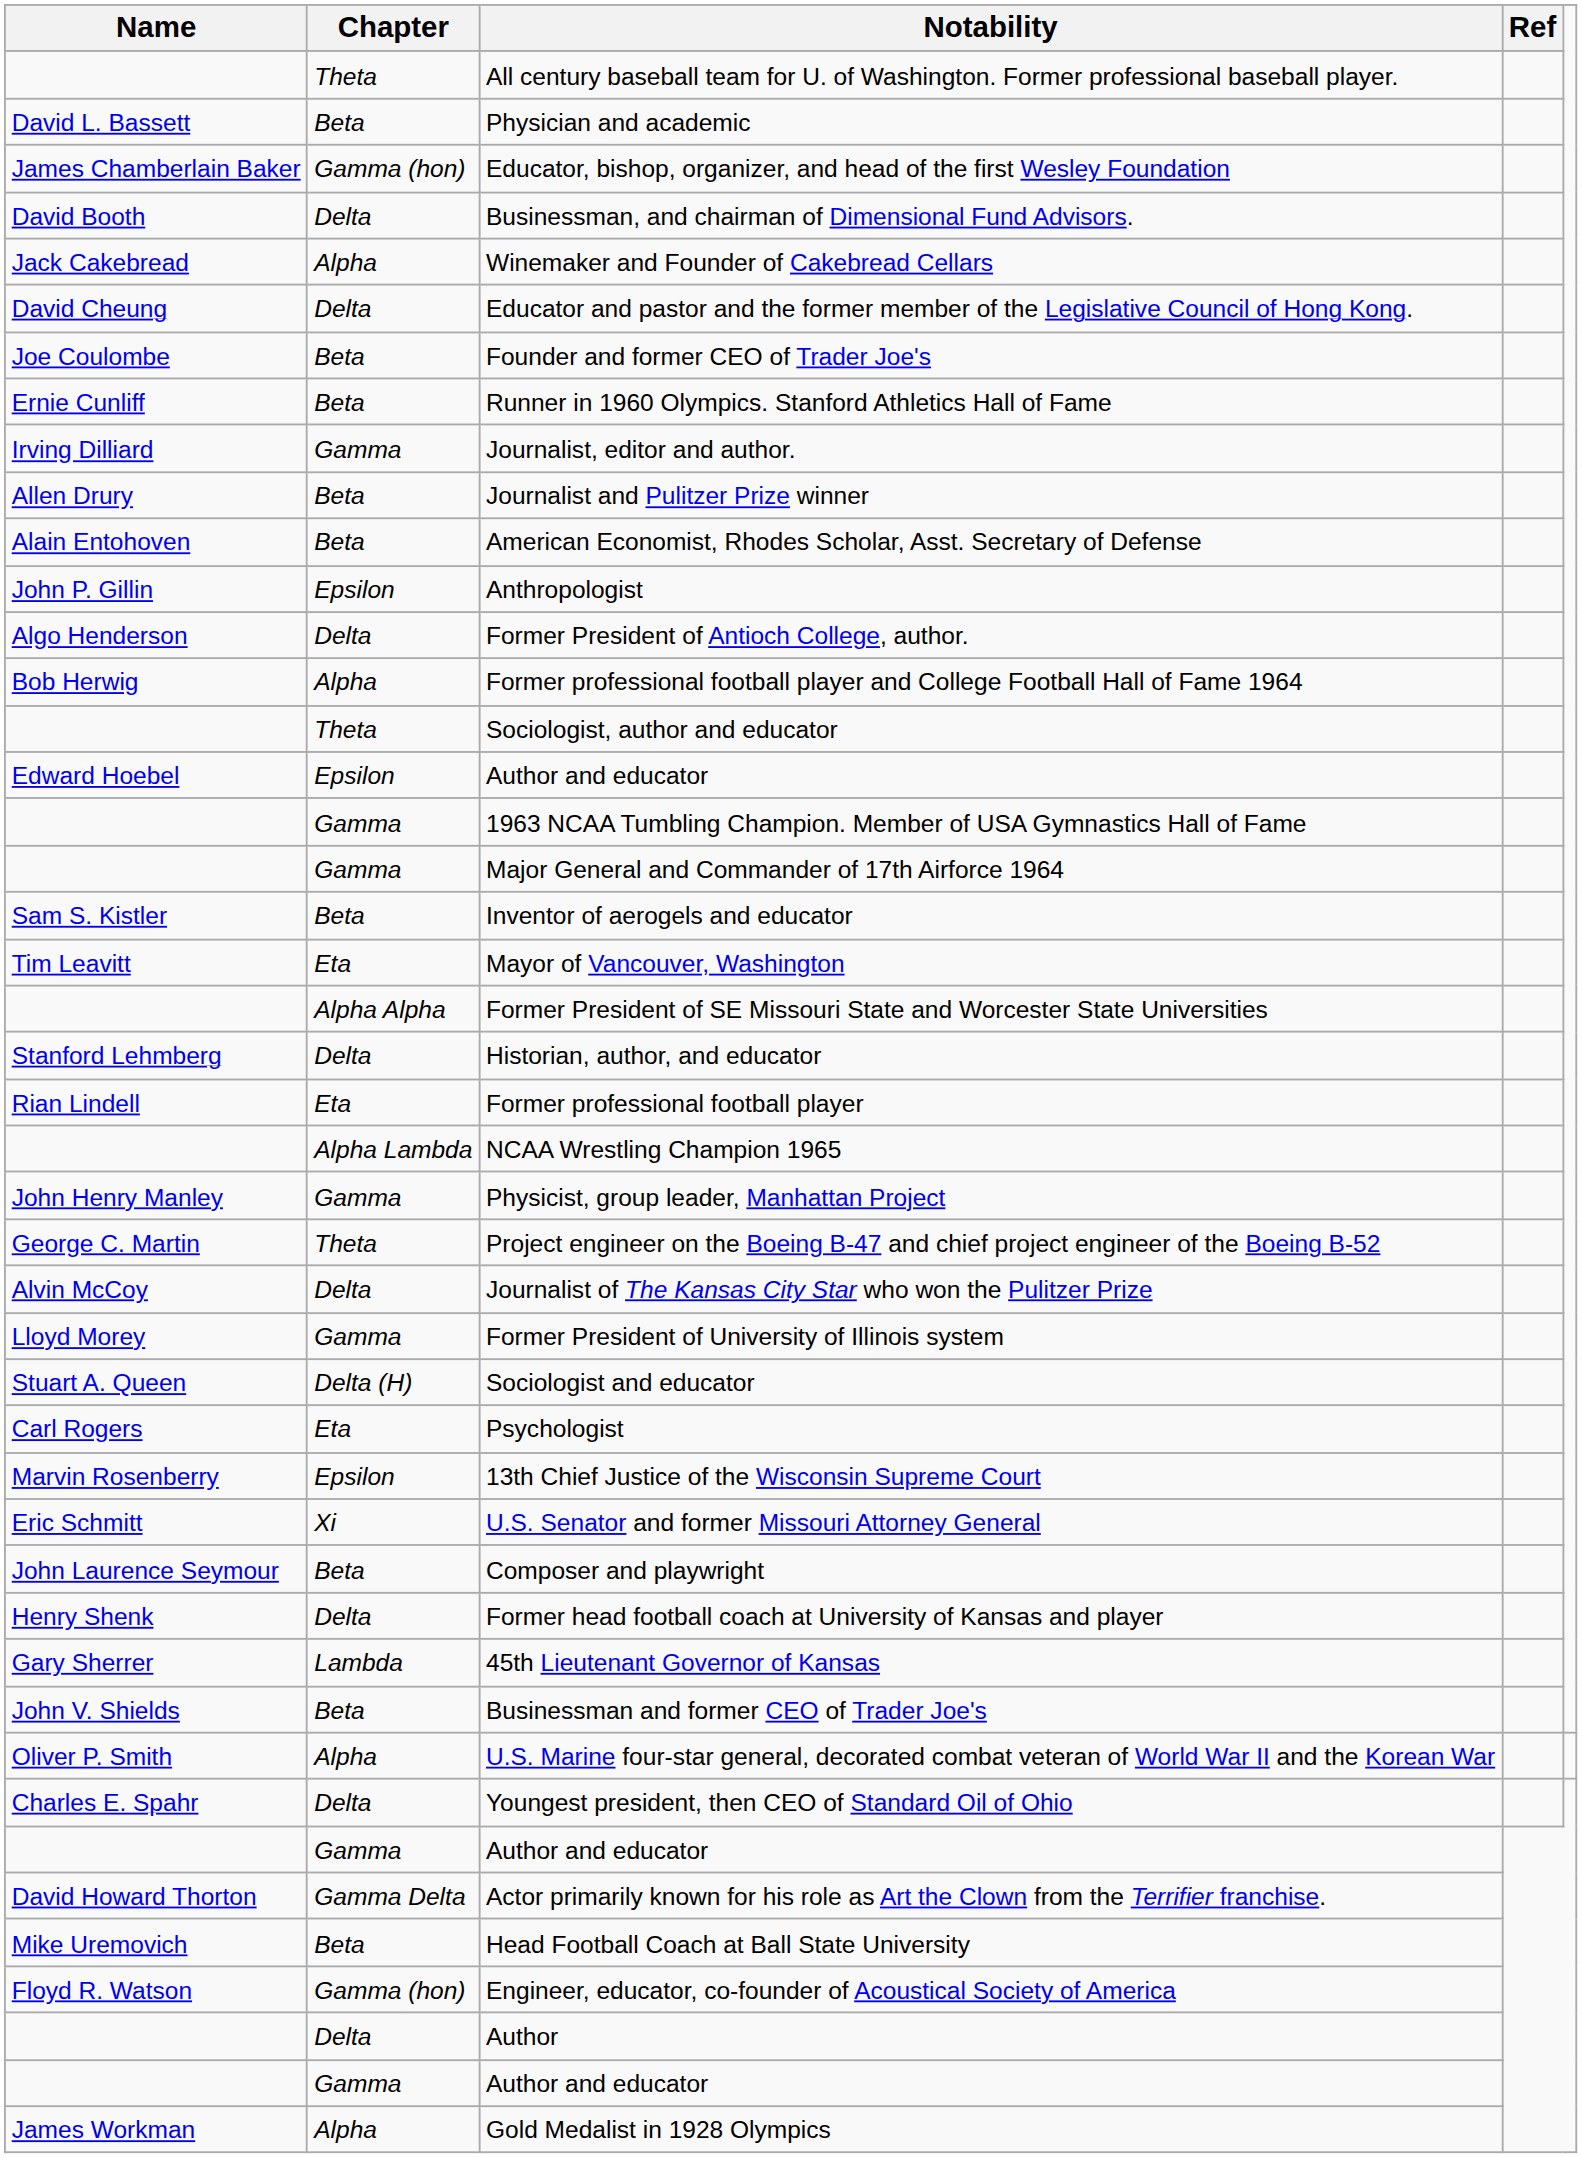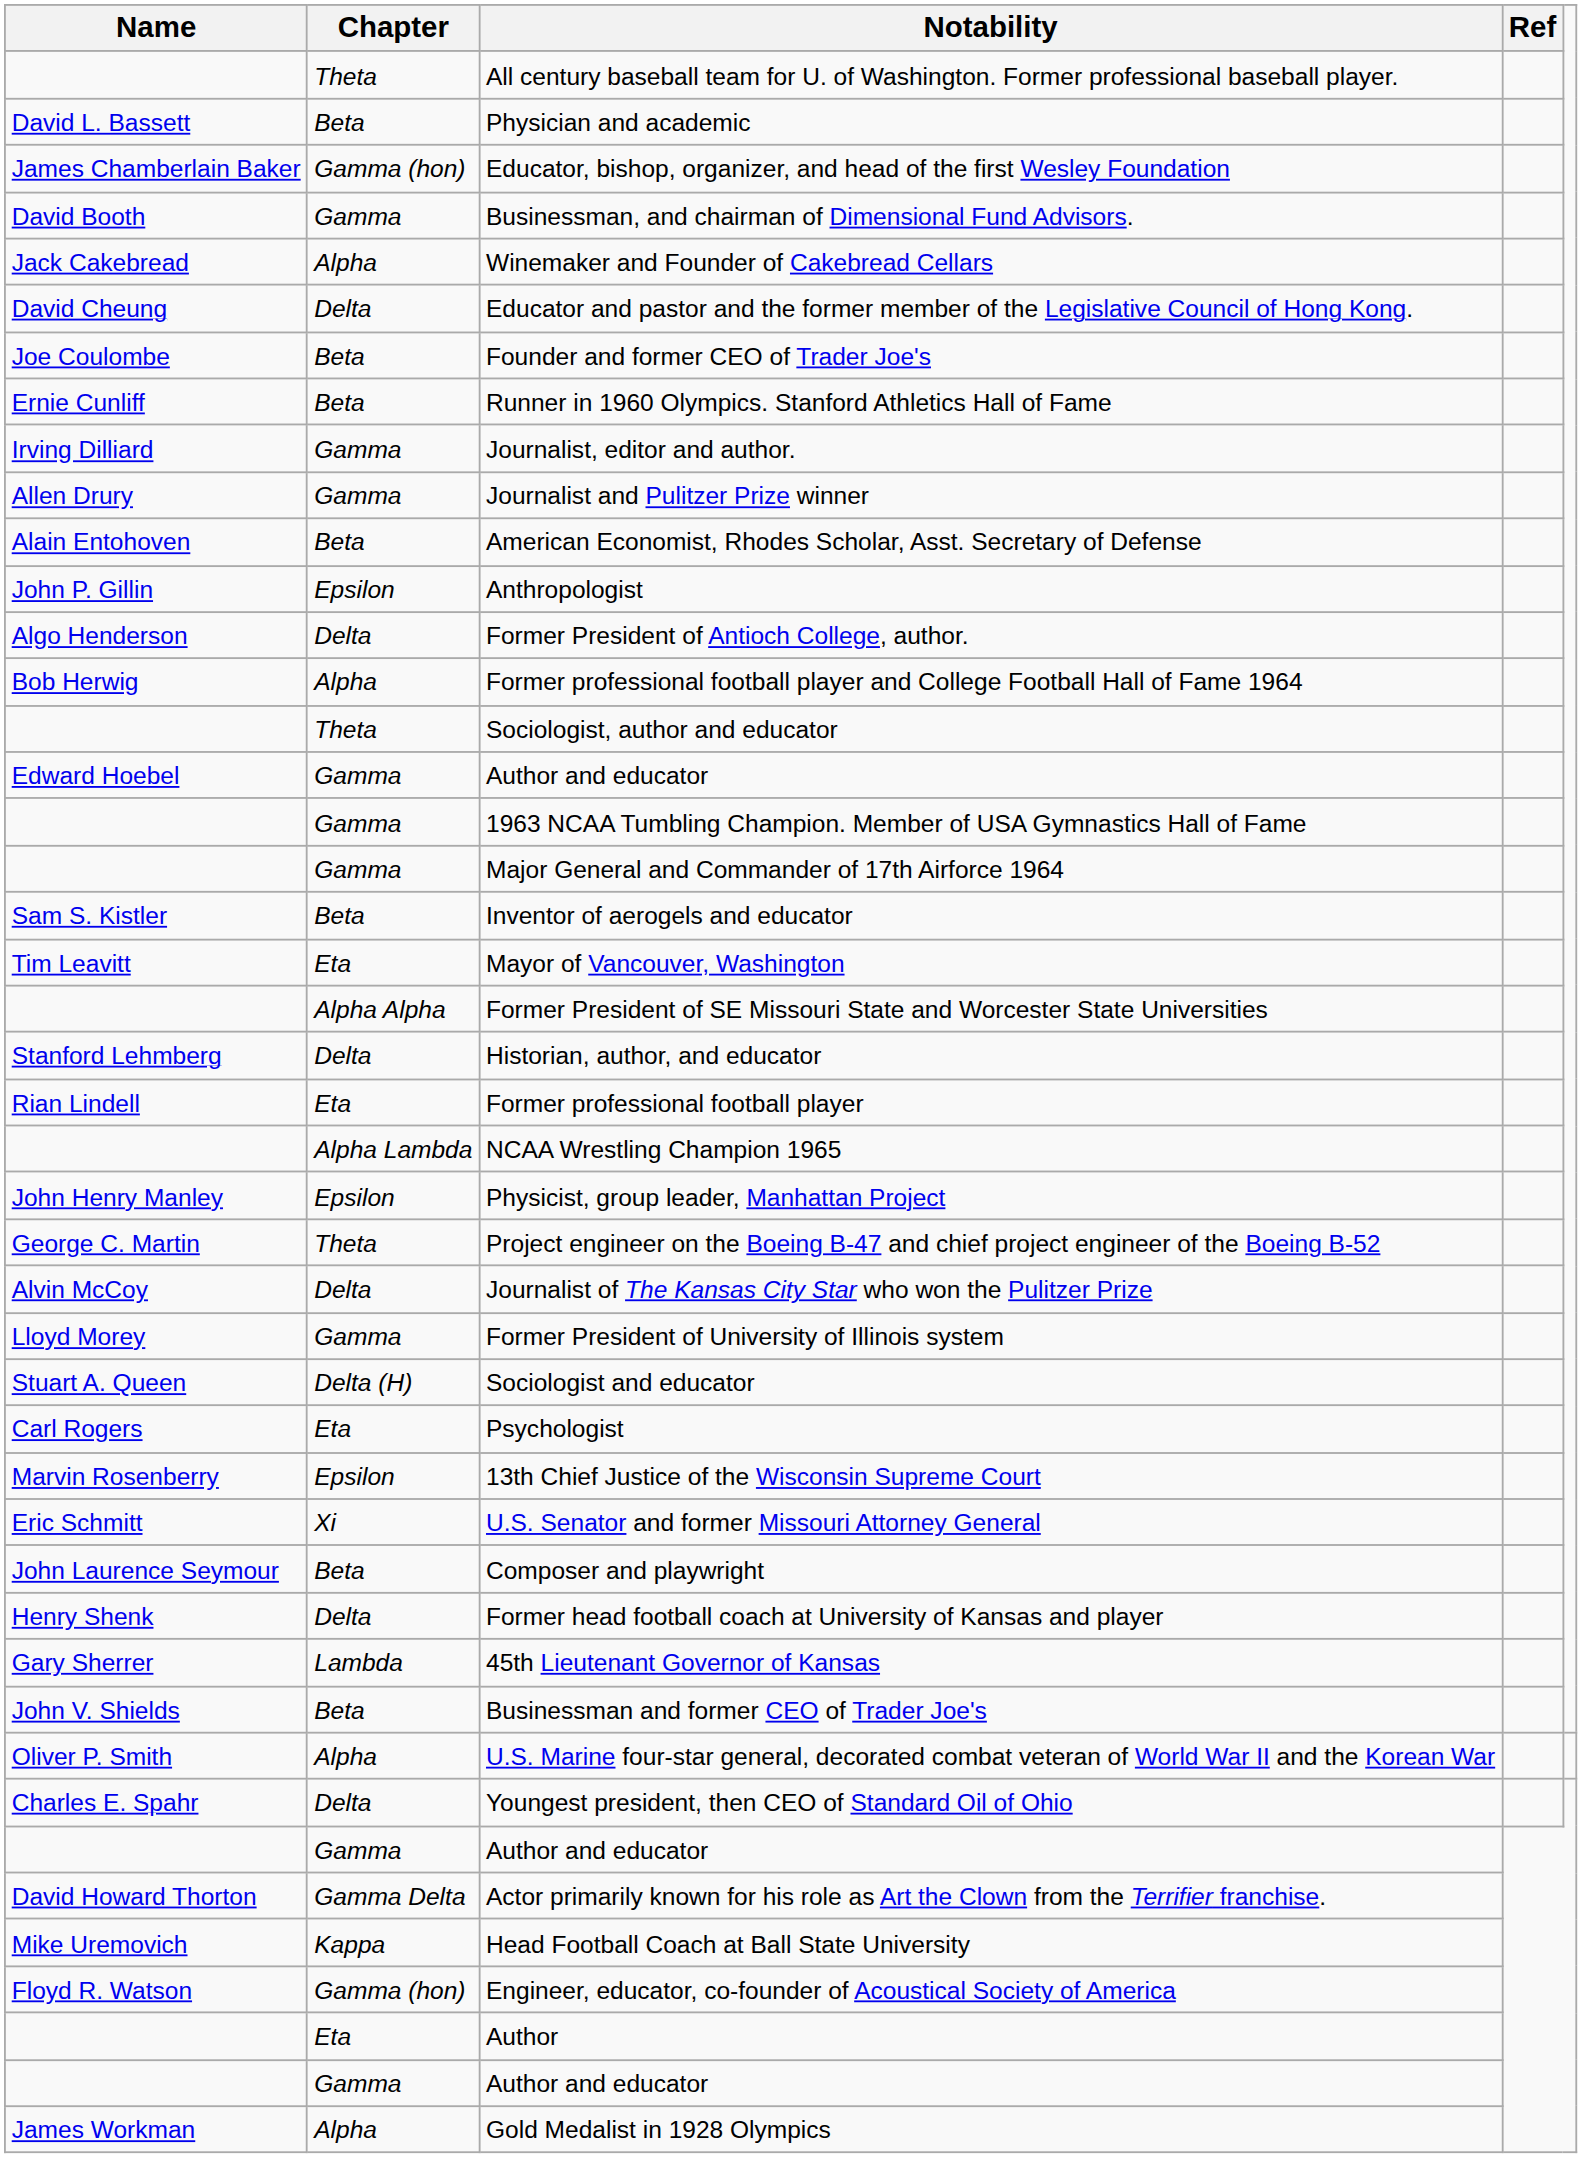(343, 216) Delta -> (358, 214) Gamma
(339, 494) Beta -> (358, 496) Gamma
(354, 776) Epsilon -> (358, 774) Gamma
(358, 1195) Gamma -> (354, 1196) Epsilon
(339, 1942) Beta -> (350, 1942) Kappa
(343, 2037) Delta -> (333, 2035) Eta
